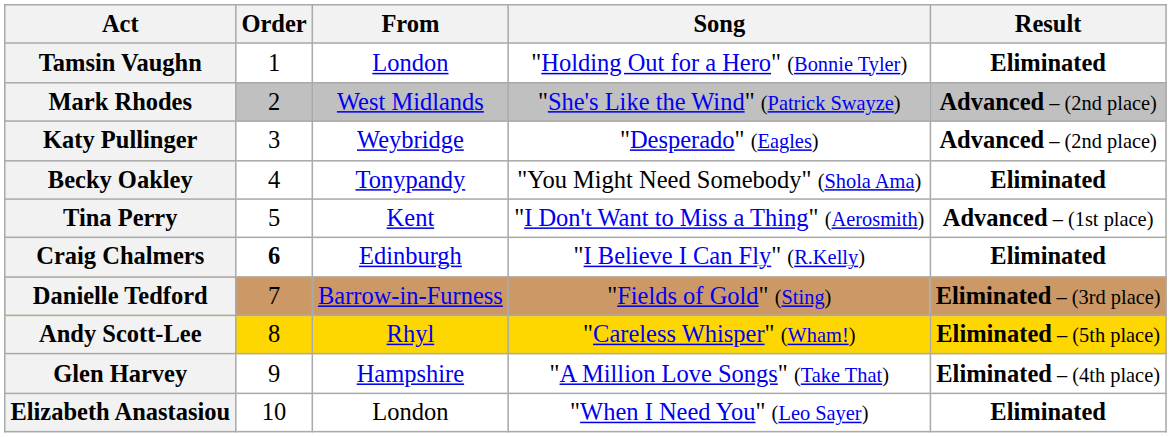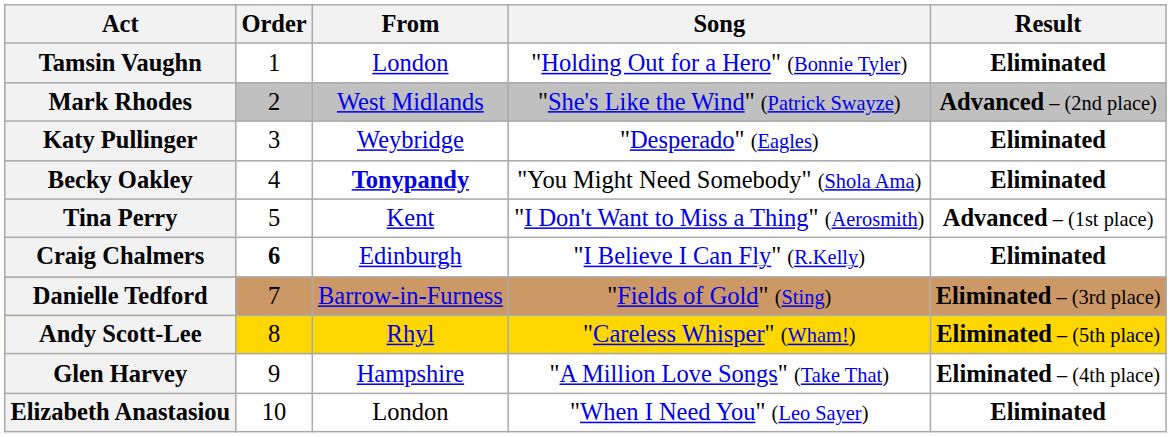(1048, 140) Advanced – (2nd place) -> (1048, 140) Eliminated
(410, 179) normal -> (410, 179) bold
